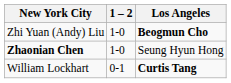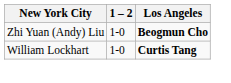- row: (45, 50)
(117, 68) 0-1 -> (117, 50) 1-0
